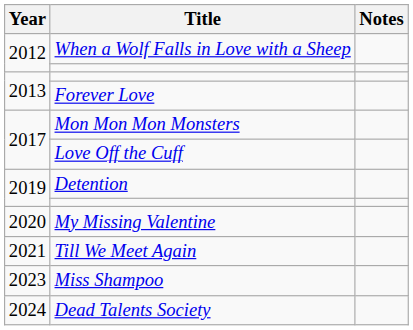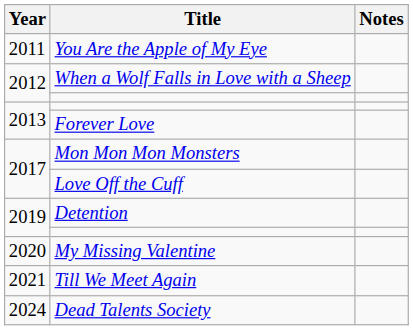+ row: (27, 48)
- row: (27, 280)
